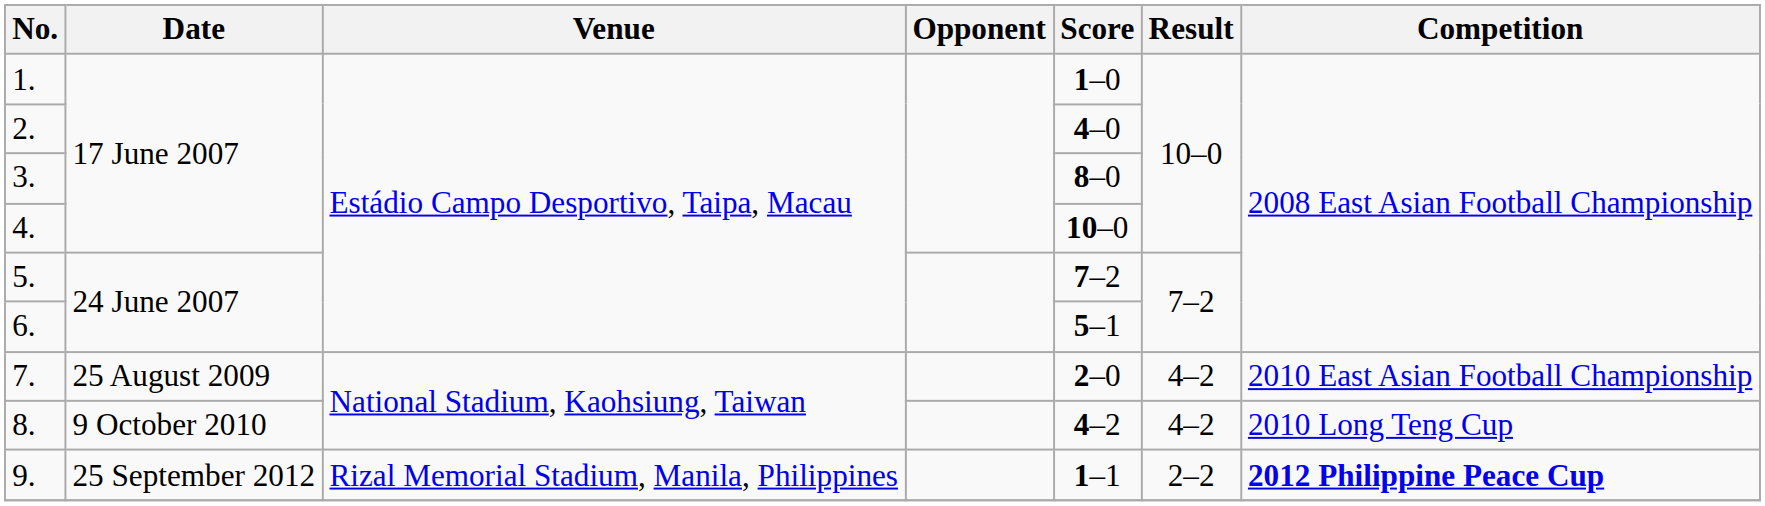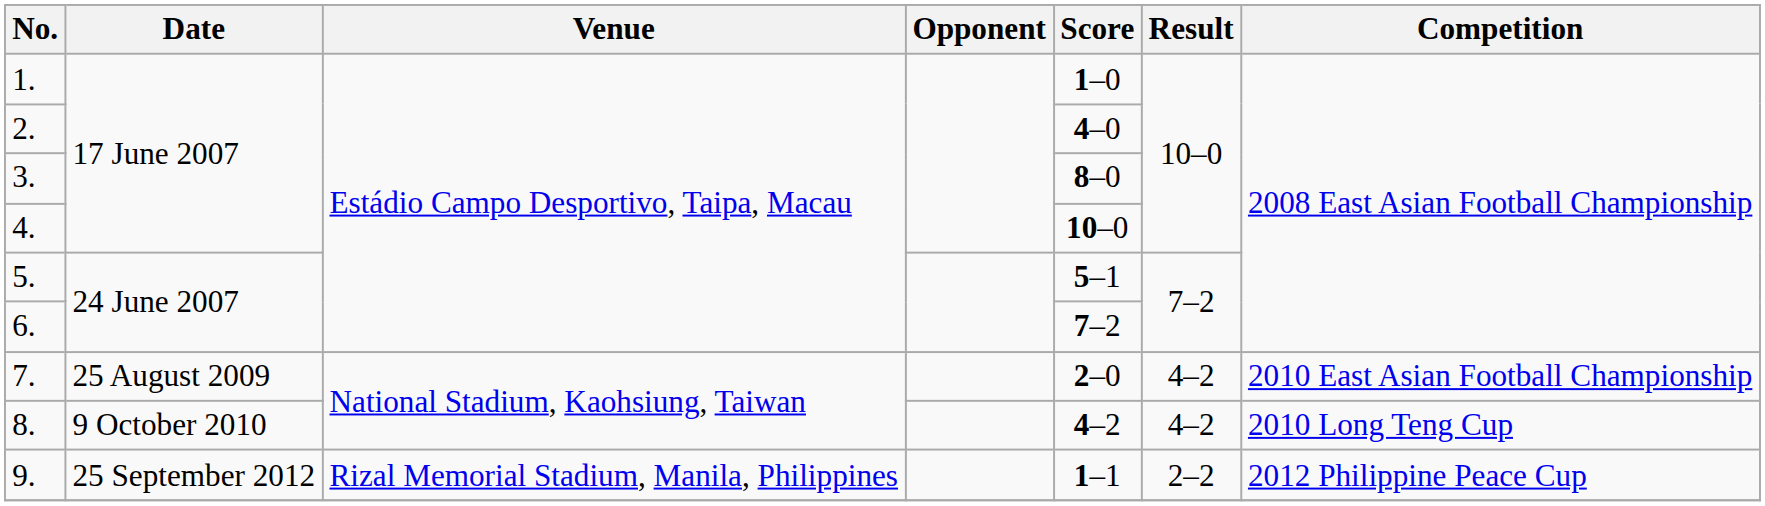(1097, 276) 7–2 -> (1097, 276) 5–1
(1097, 326) 5–1 -> (1097, 326) 7–2
(1426, 474) bold -> (1417, 474) normal
